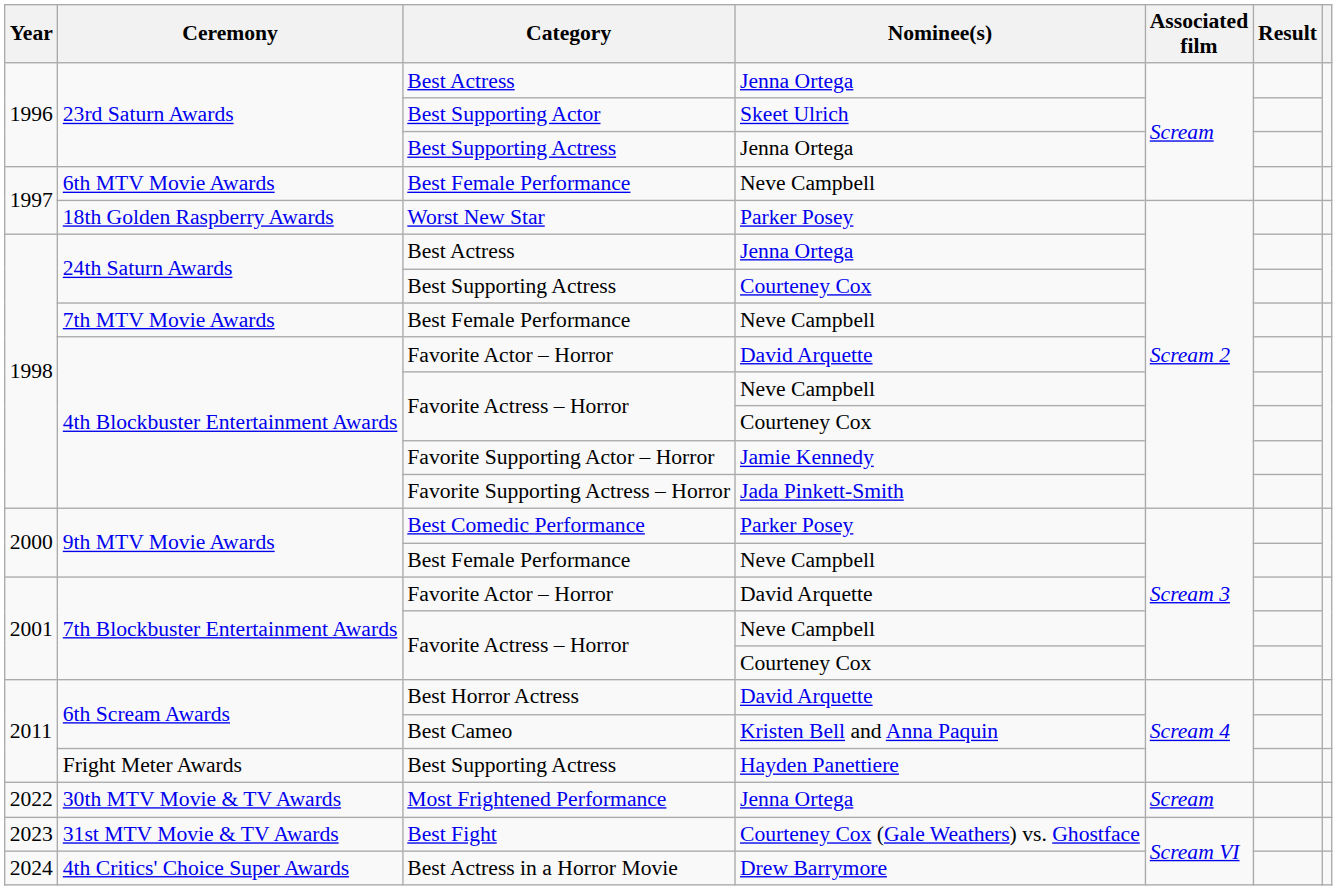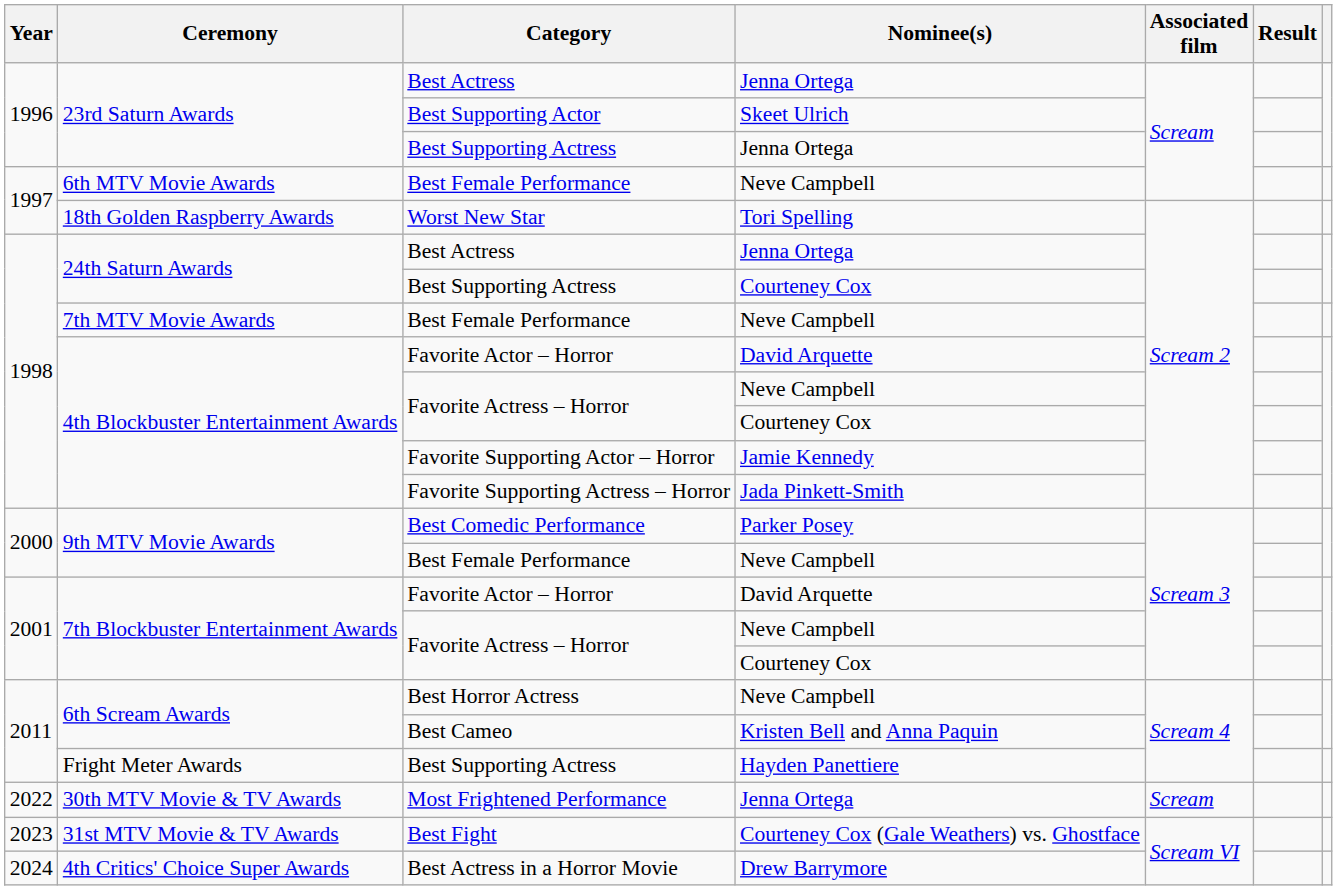(797, 217) Parker Posey -> (797, 217) Tori Spelling
(806, 696) David Arquette -> (808, 696) Neve Campbell
